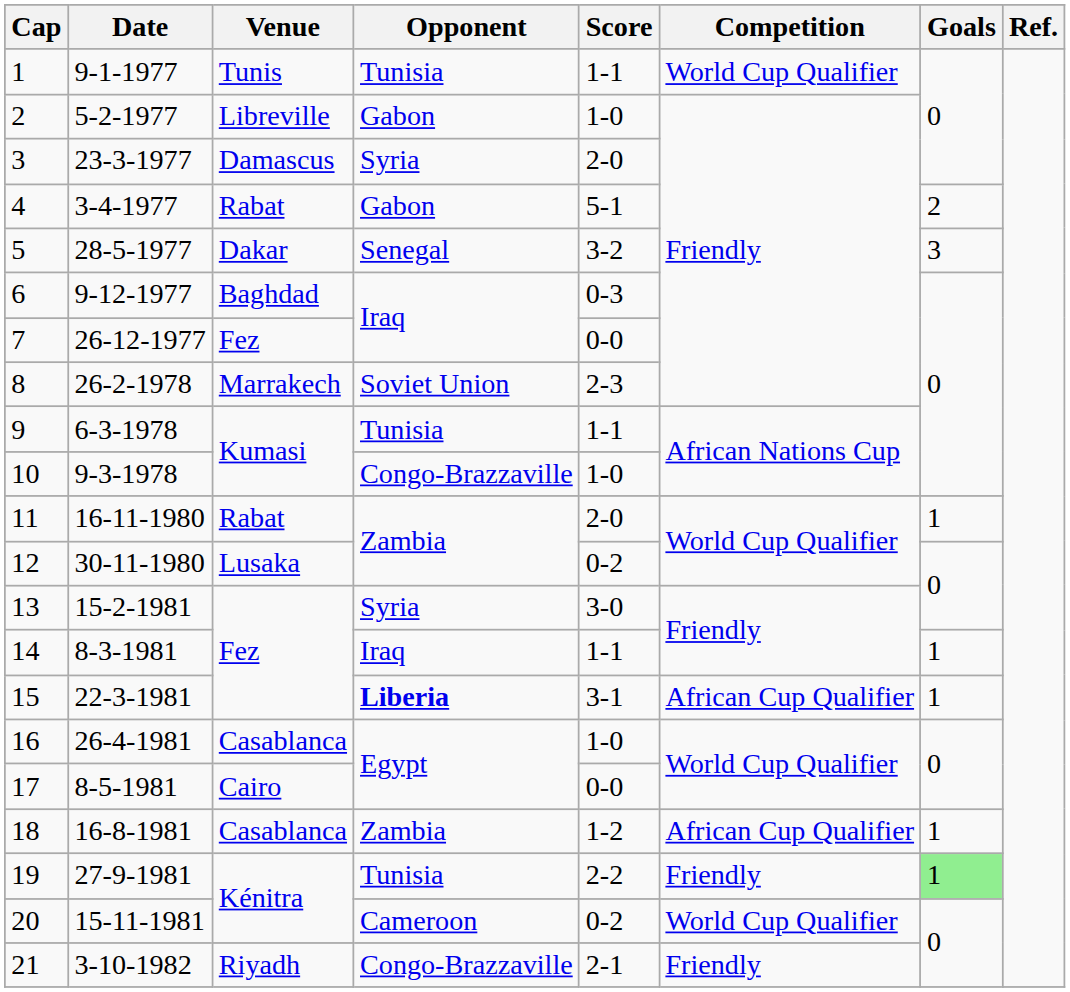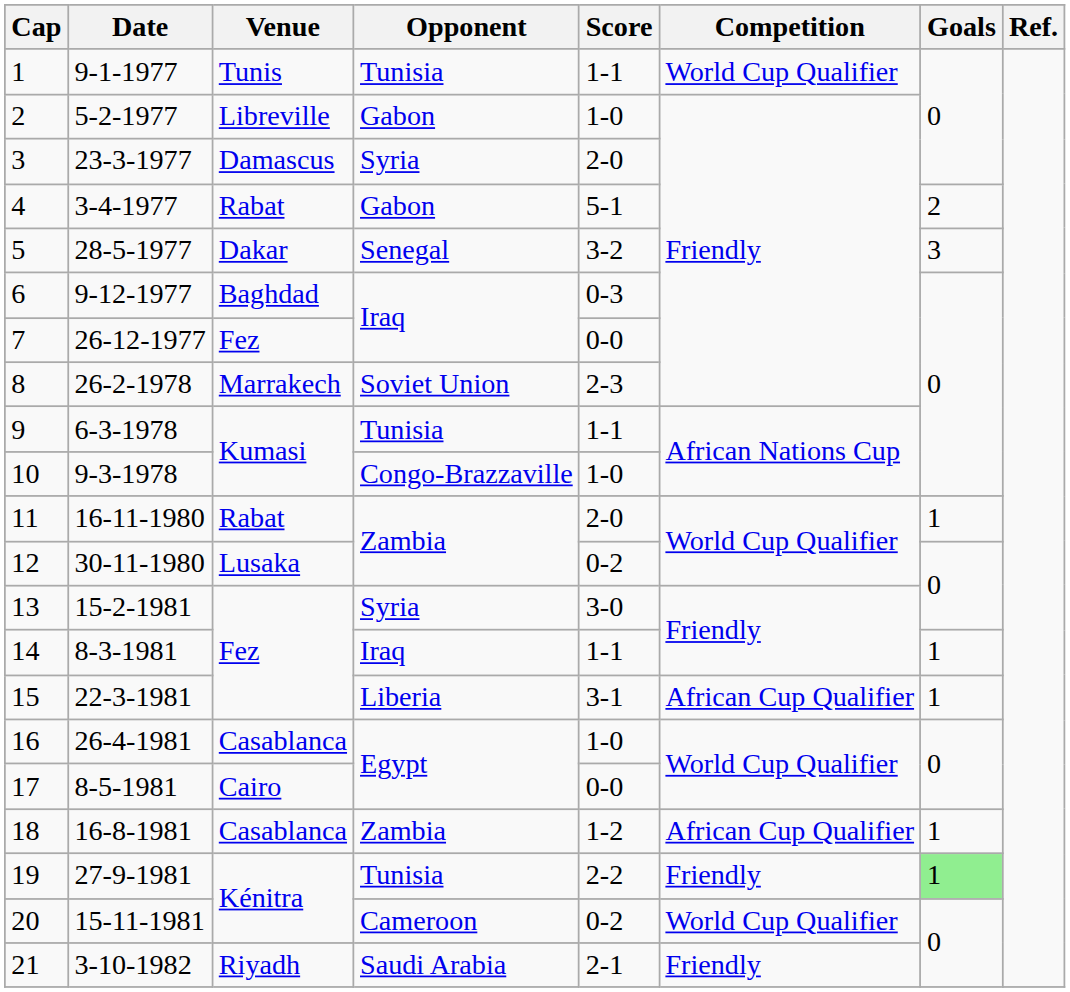(405, 696) bold -> (401, 696) normal
(466, 964) Congo-Brazzaville -> (433, 964) Saudi Arabia
